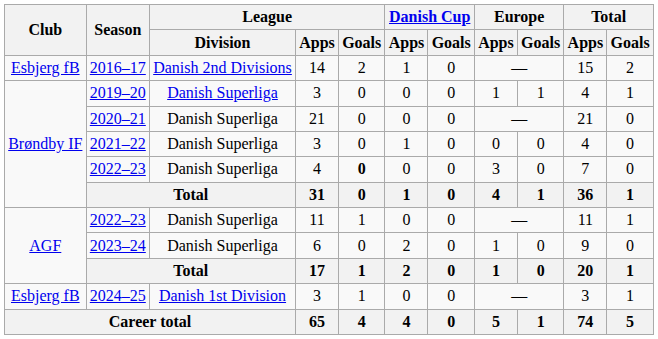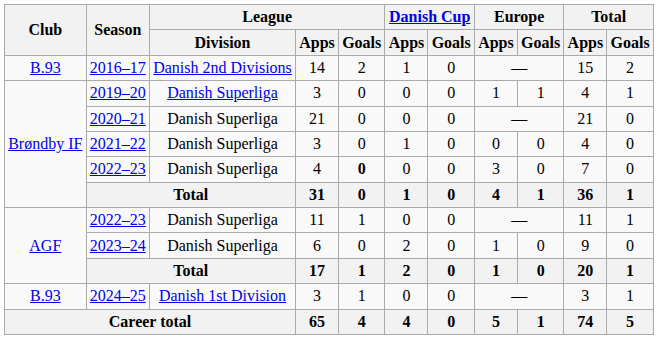(45, 67) Esbjerg fB -> (45, 67) B.93
(45, 296) Esbjerg fB -> (45, 296) B.93
